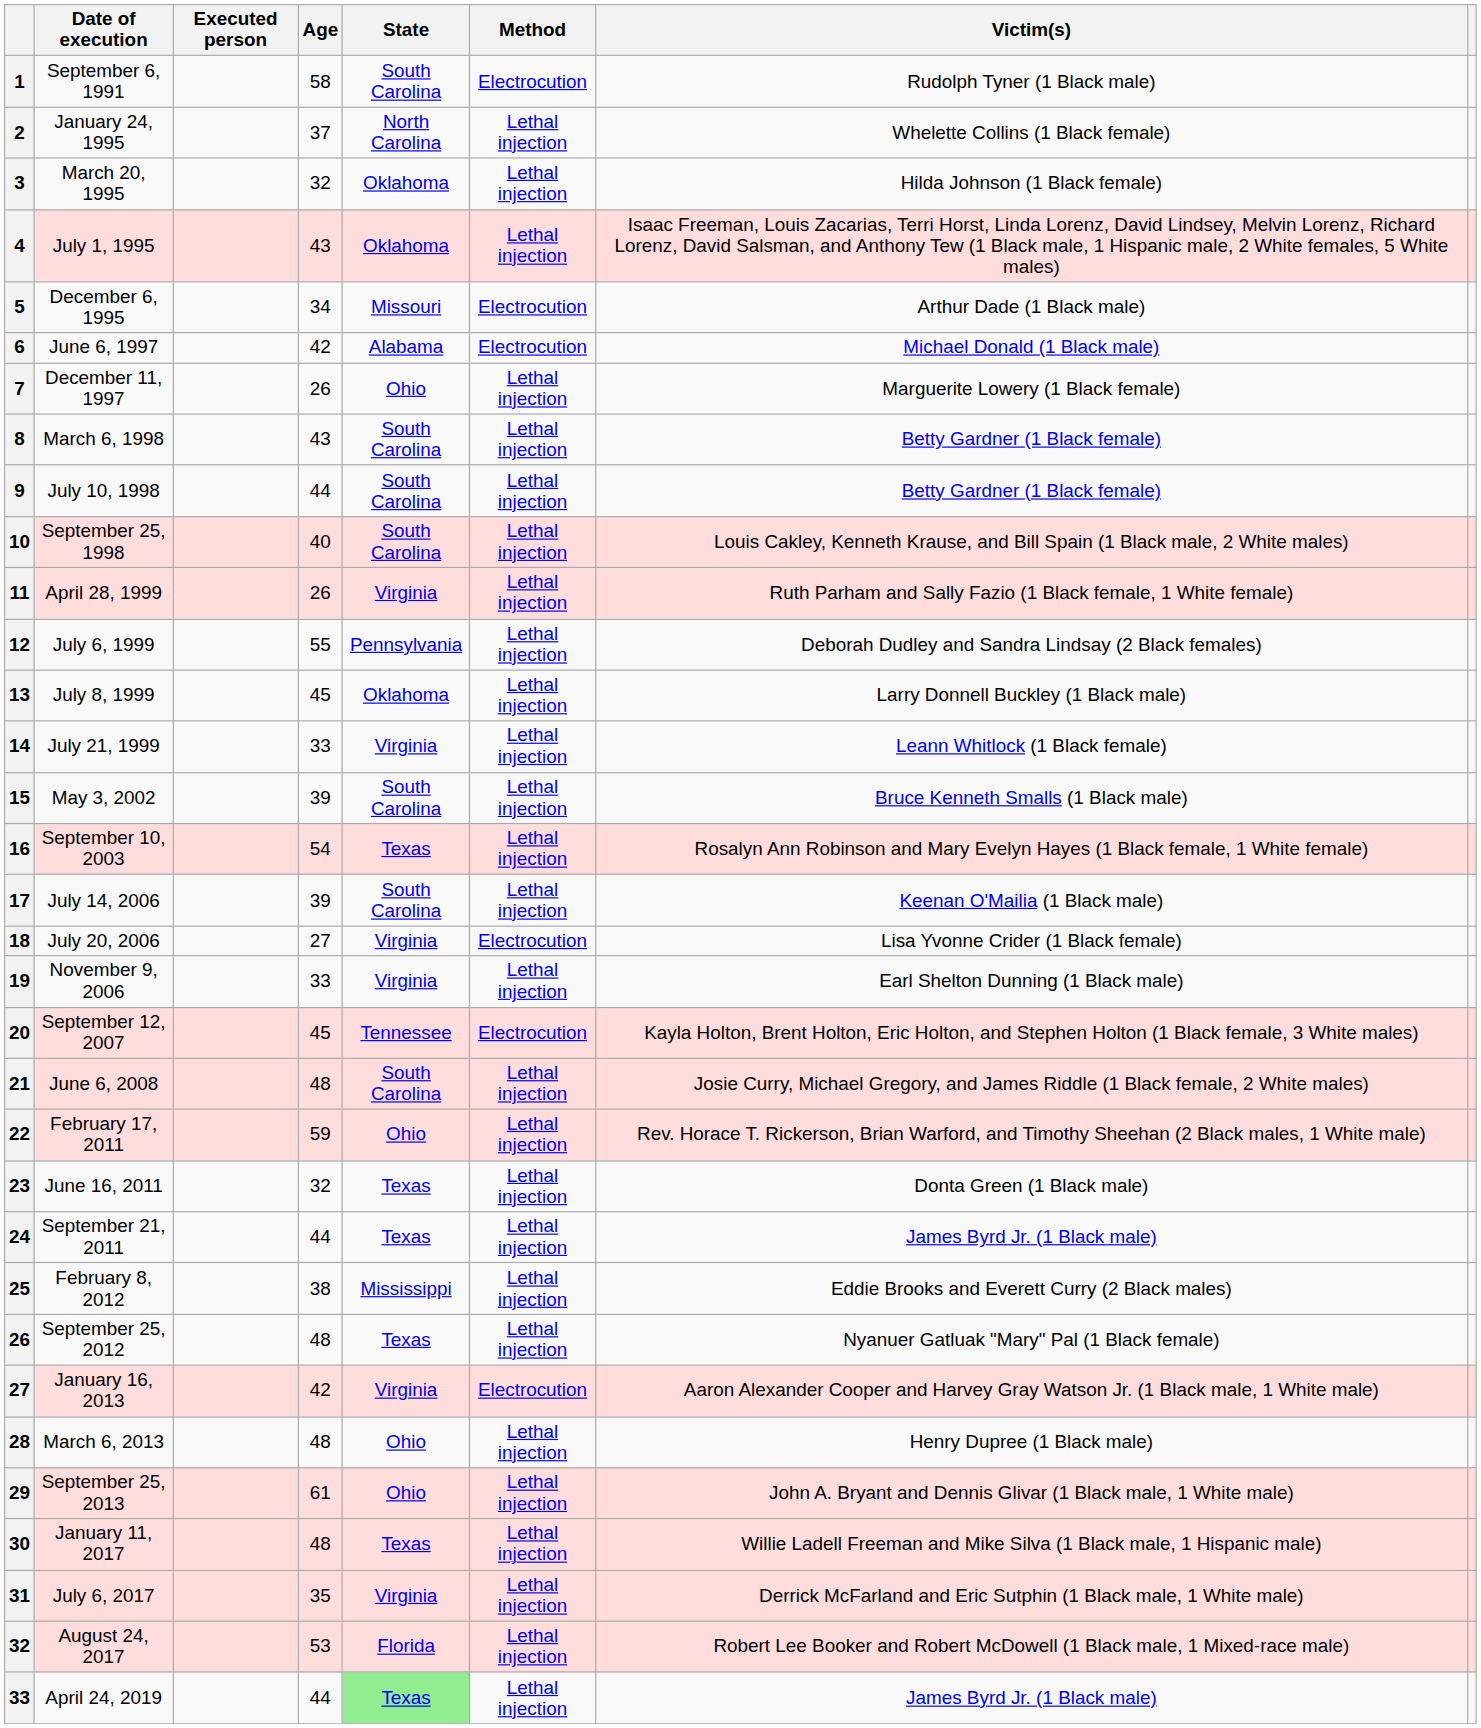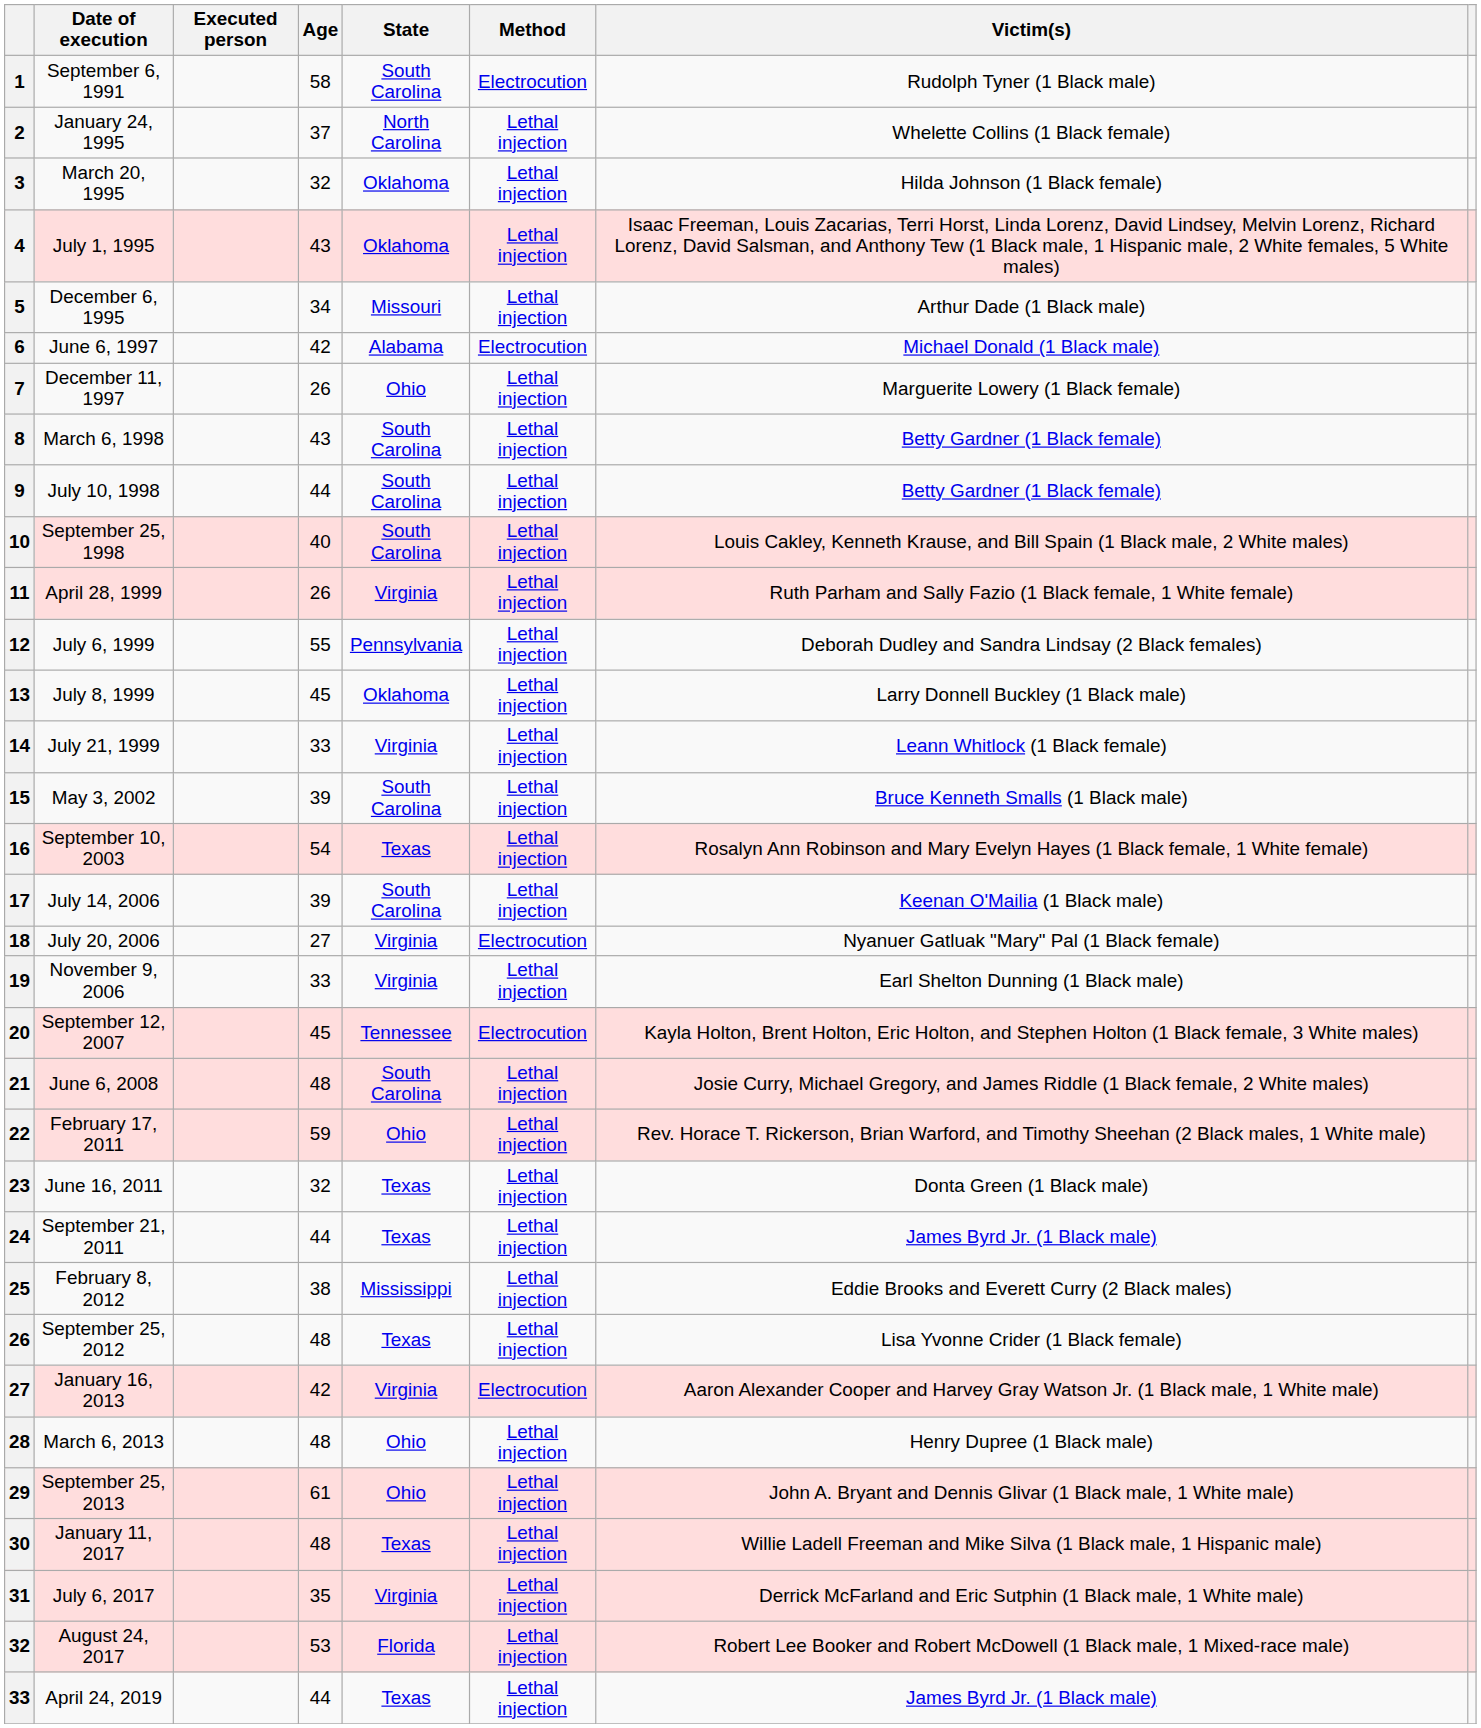(532, 307) Electrocution -> (533, 307) Lethal injection
(1031, 940) Lisa Yvonne Crider (1 Black female) -> (1031, 940) Nyanuer Gatluak "Mary" Pal (1 Black female)
(1031, 1339) Nyanuer Gatluak "Mary" Pal (1 Black female) -> (1031, 1339) Lisa Yvonne Crider (1 Black female)
(406, 1697) lightgreen background -> (406, 1697) no background
